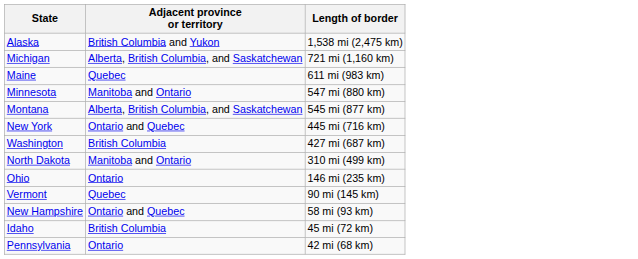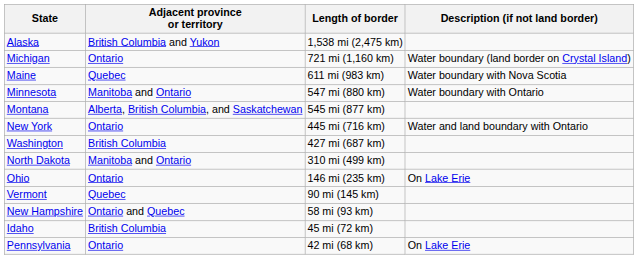+ column: (519, 19)
(195, 59) Alberta, British Columbia, and Saskatchewan -> (106, 59) Ontario
(136, 127) Ontario and Quebec -> (106, 127) Ontario
